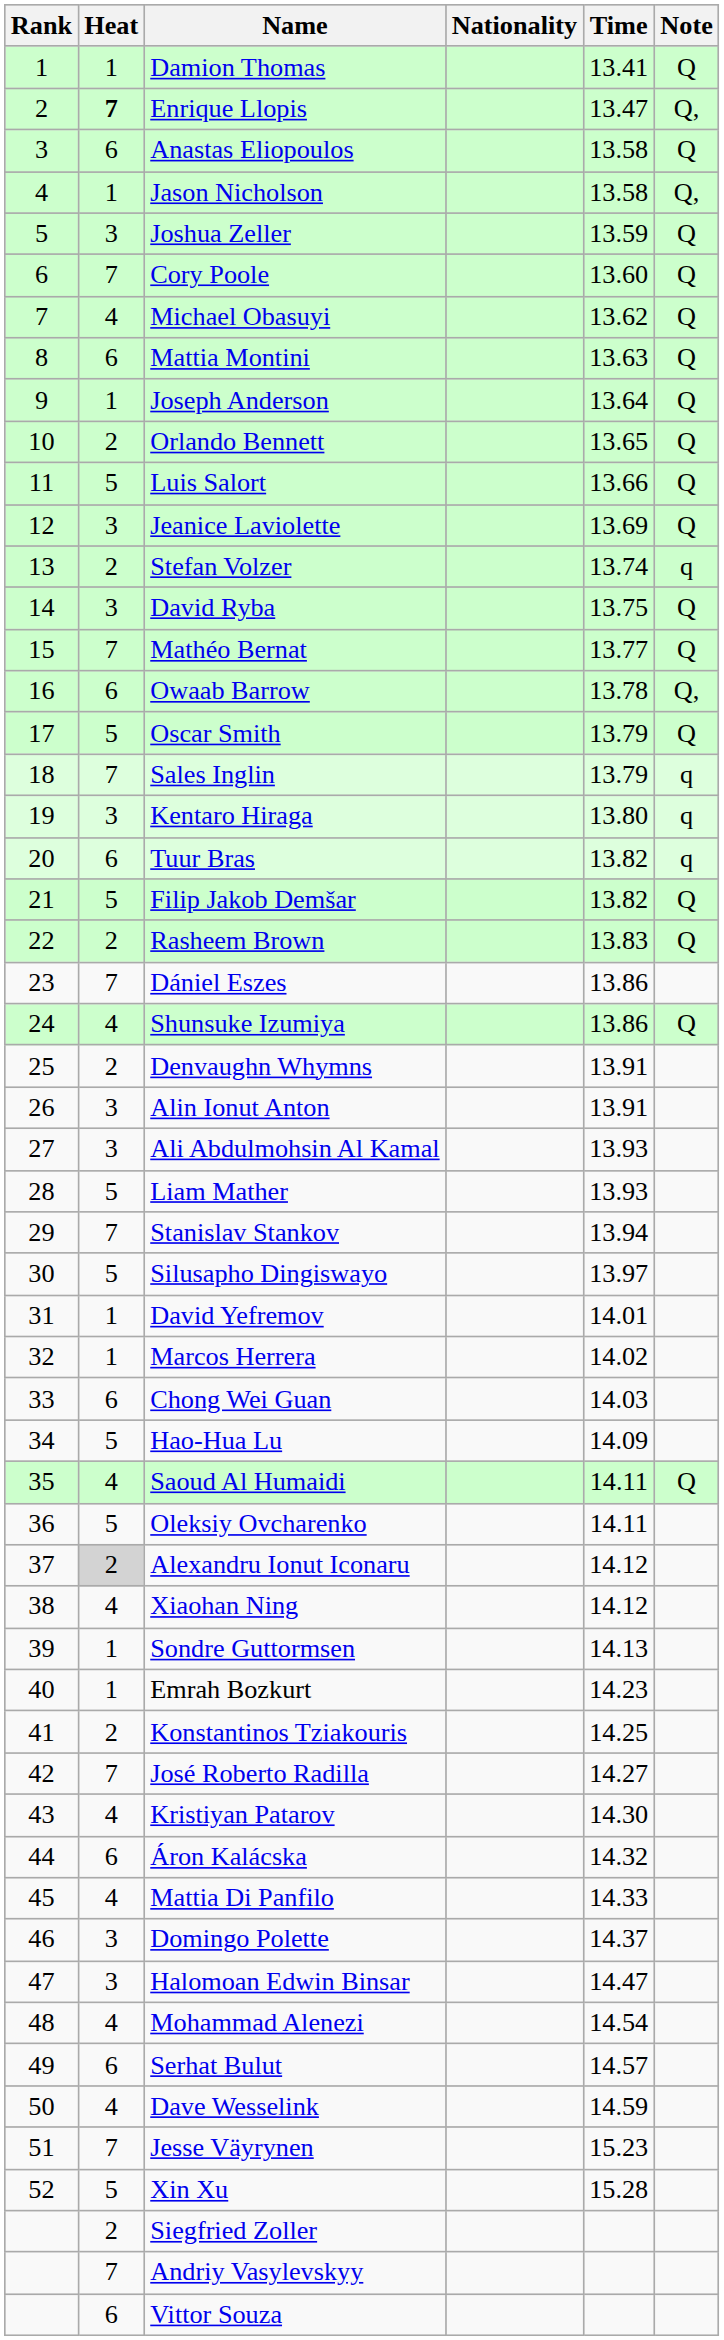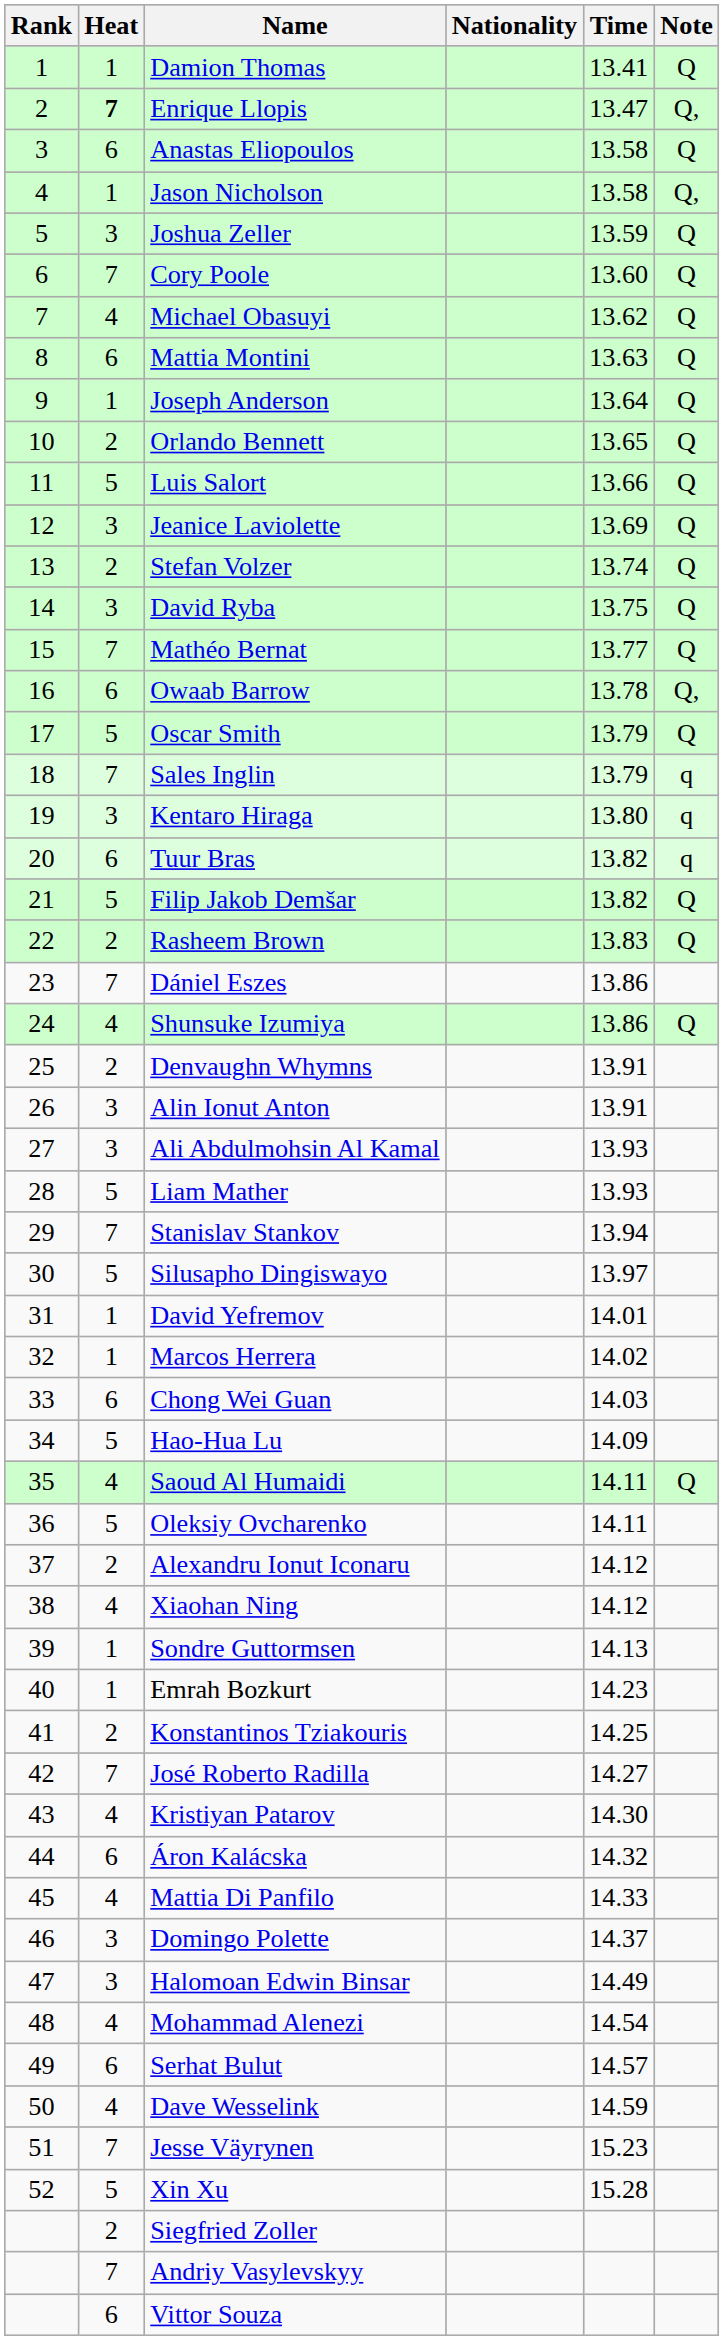(687, 566) q -> (687, 566) Q
(111, 1565) lightgrey background -> (111, 1565) no background
(619, 1981) 14.47 -> (619, 1981) 14.49
